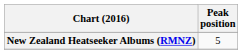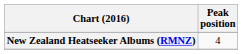(218, 40) 5 -> (218, 40) 4
